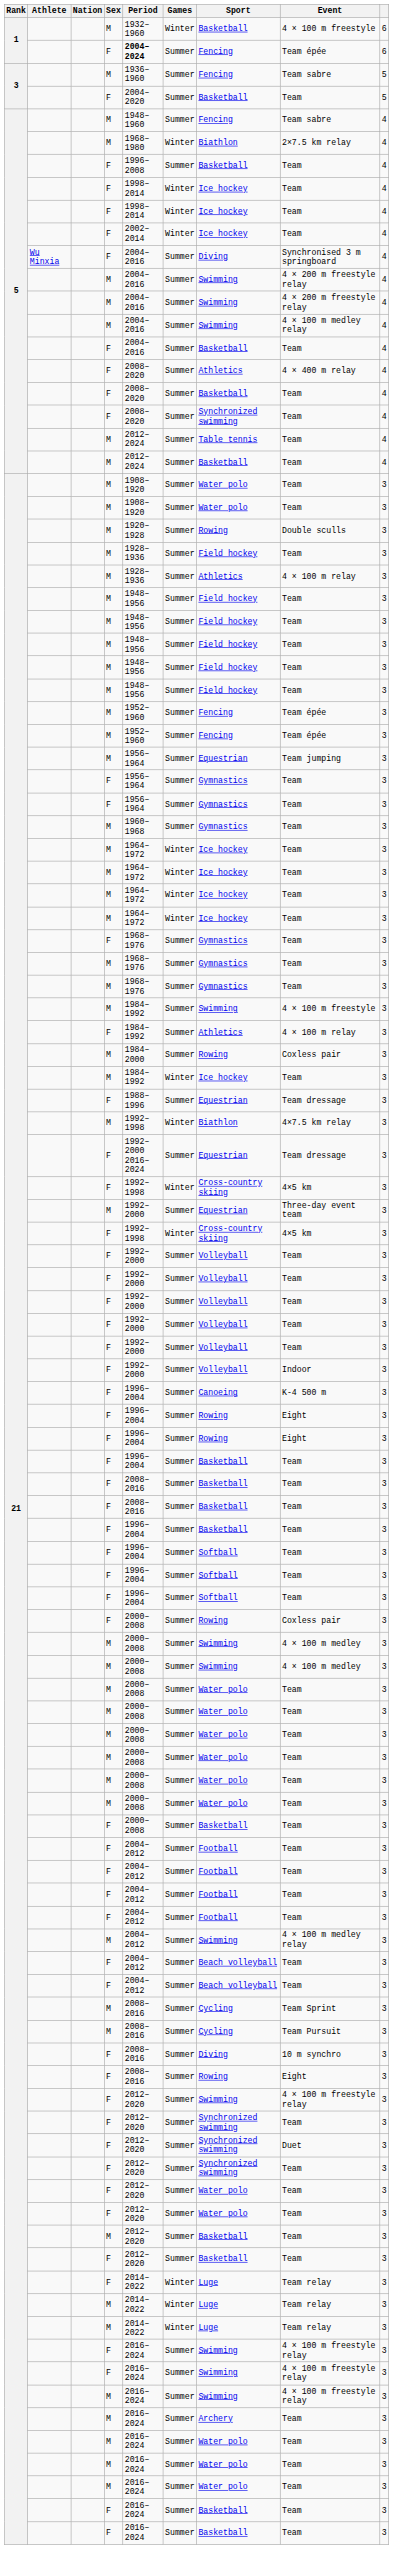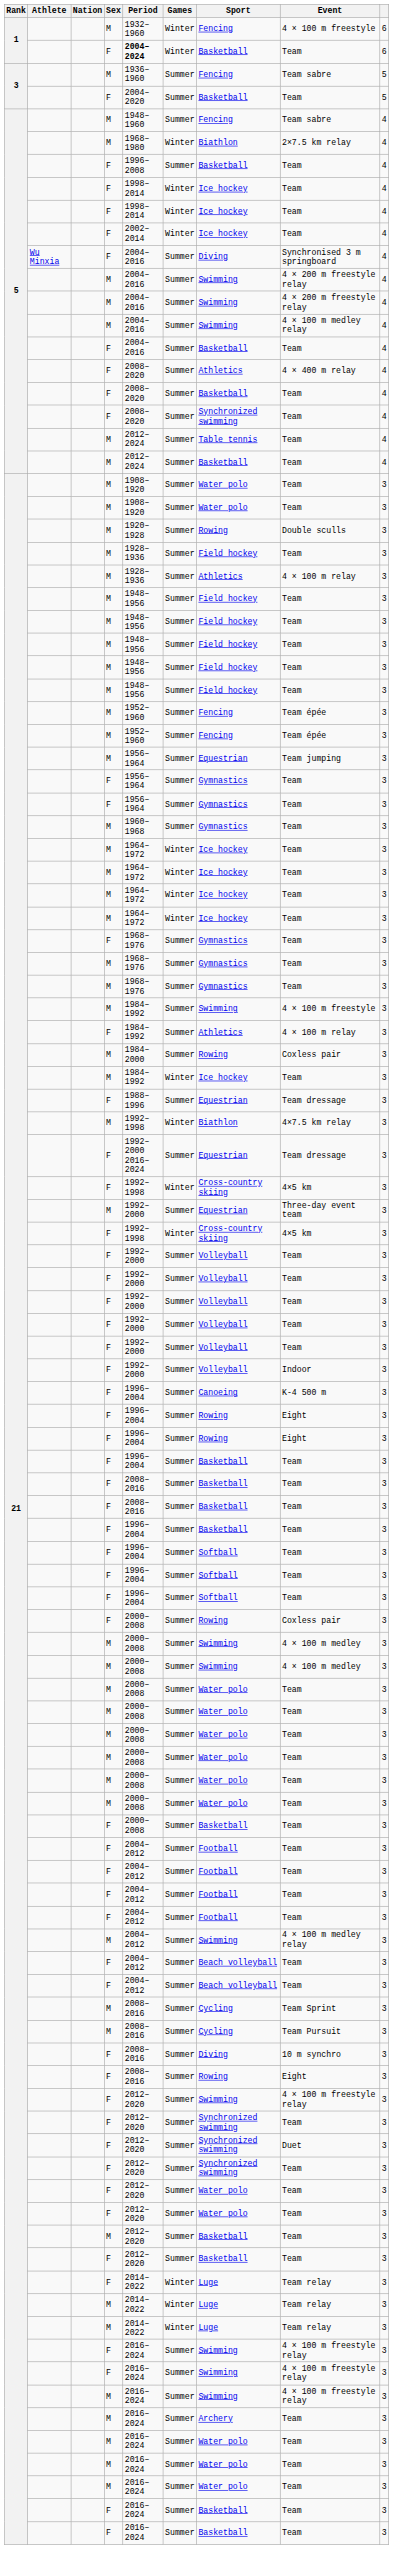(223, 29) Basketball -> (216, 29) Fencing
(180, 52) Summer -> (180, 52) Winter
(216, 52) Fencing -> (223, 52) Basketball
(304, 52) Team épée -> (292, 52) Team
